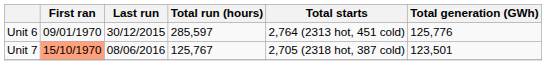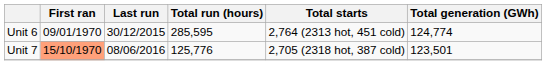(192, 32) 285,597 -> (192, 32) 285,595
(431, 32) 125,776 -> (431, 32) 124,774
(192, 50) 125,767 -> (192, 50) 125,776
